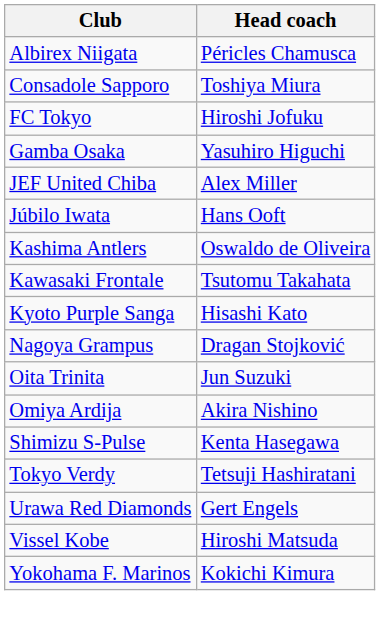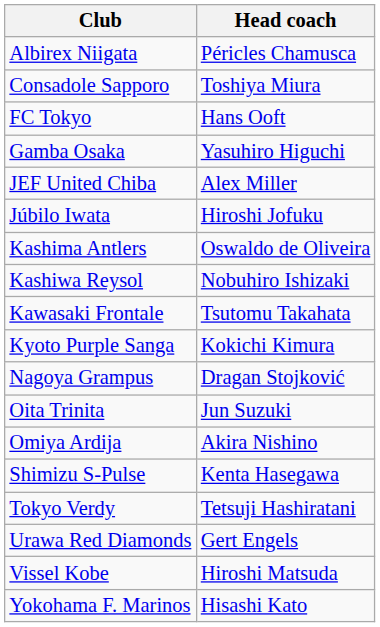(262, 118) Hiroshi Jofuku -> (243, 118) Hans Ooft
(243, 215) Hans Ooft -> (262, 215) Hiroshi Jofuku
+ row: (76, 280)
(254, 313) Hisashi Kato -> (268, 345) Kokichi Kimura
(268, 572) Kokichi Kimura -> (254, 605) Hisashi Kato
